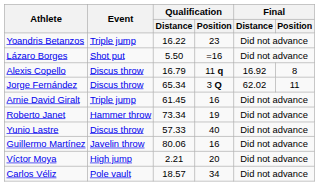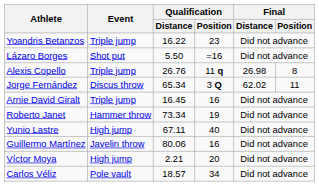(117, 70) Discus throw -> (113, 70) Triple jump
(174, 70) 16.79 -> (174, 70) 26.76
(254, 70) 16.92 -> (254, 70) 26.98
(174, 100) 61.45 -> (174, 100) 16.45
(117, 130) Discus throw -> (111, 130) High jump
(174, 130) 57.33 -> (174, 130) 67.11
